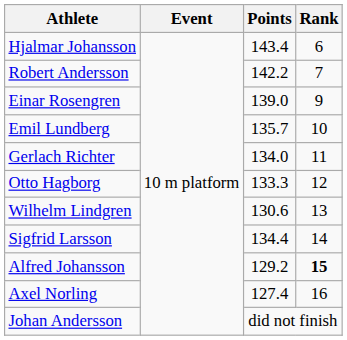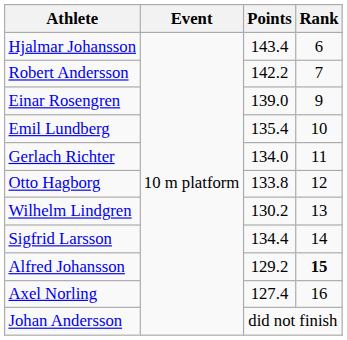(269, 128) 135.7 -> (269, 128) 135.4
(269, 183) 133.3 -> (269, 183) 133.8
(269, 211) 130.6 -> (269, 211) 130.2
